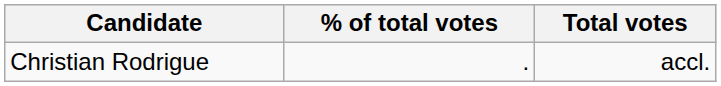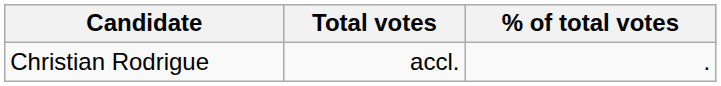columns swapped: (625, 23) <-> (409, 23)
